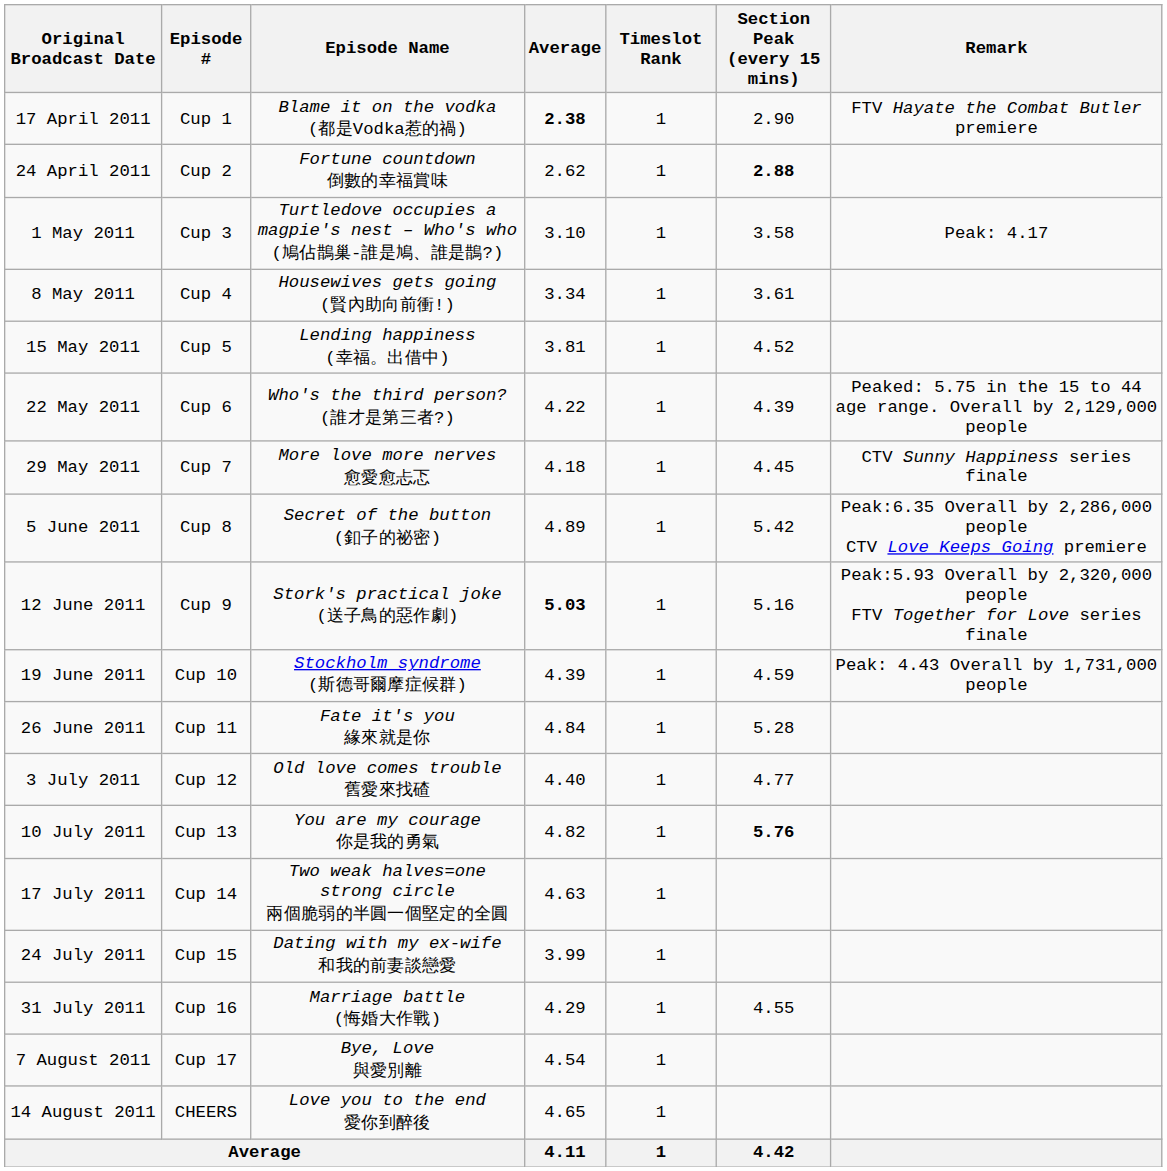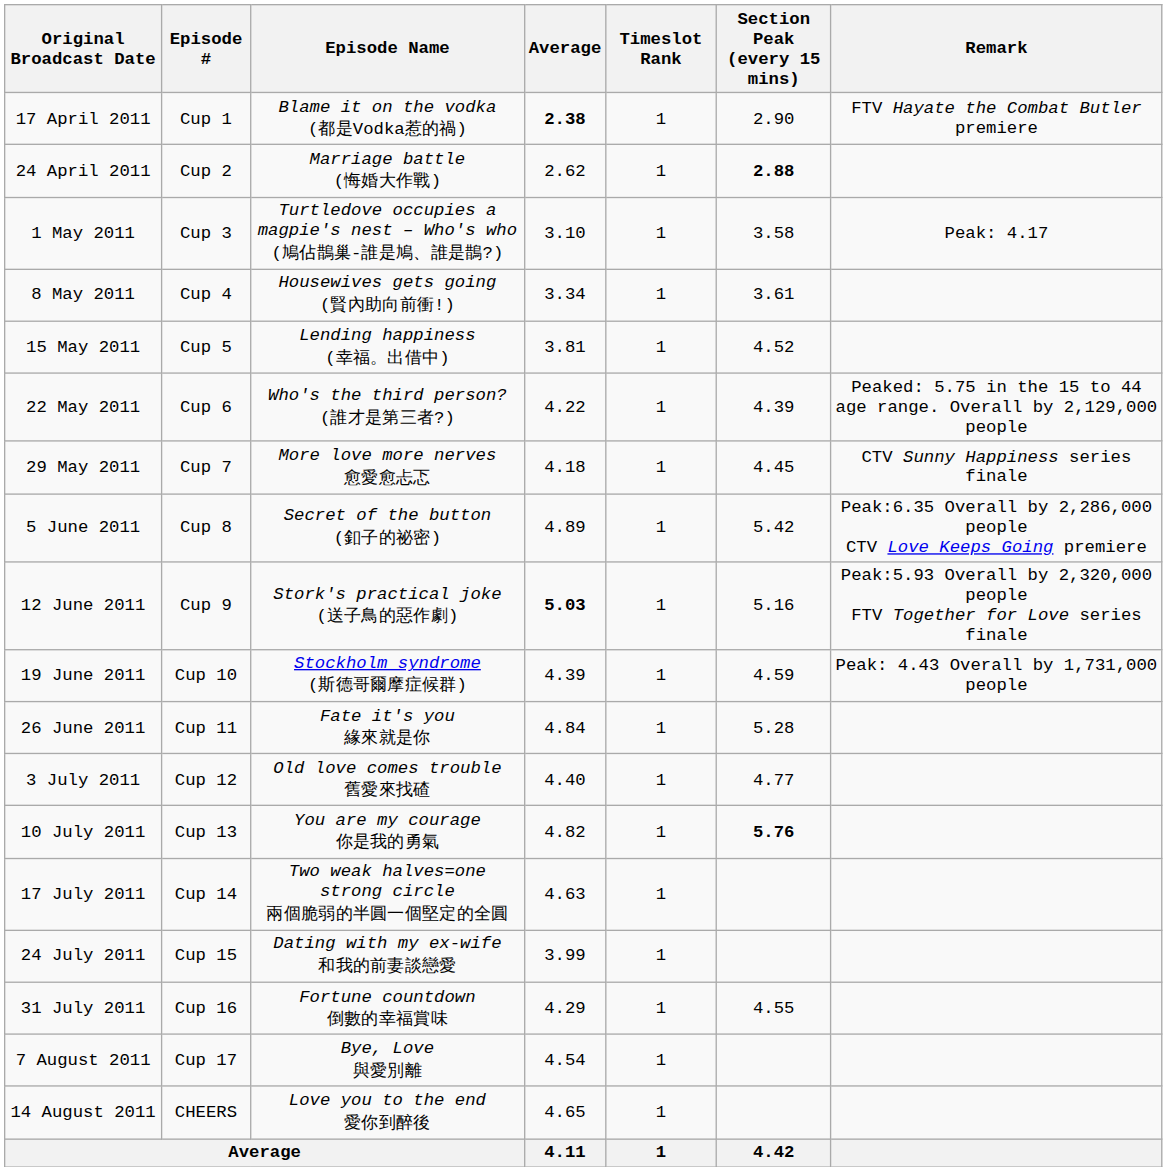(387, 170) Fortune countdown 倒數的幸福賞味 -> (387, 170) Marriage battle (悔婚大作戰)
(387, 1008) Marriage battle (悔婚大作戰) -> (387, 1008) Fortune countdown 倒數的幸福賞味
